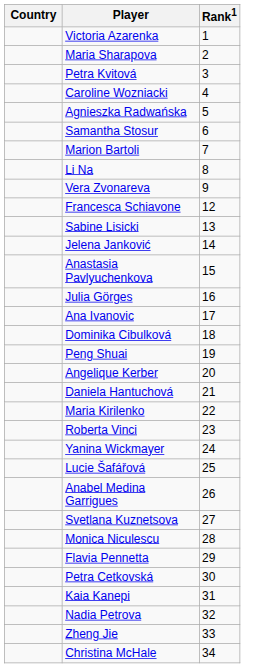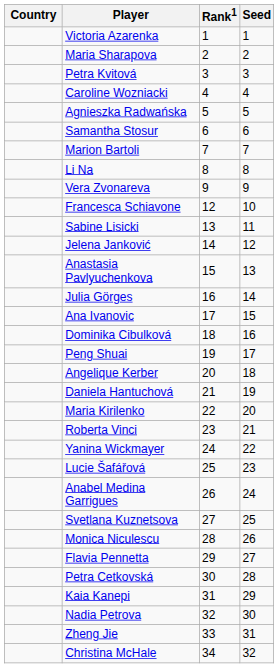+ column: (257, 15)
